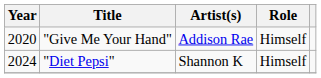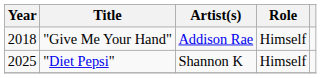(22, 38) 2020 -> (22, 38) 2018
(22, 61) 2024 -> (22, 61) 2025
